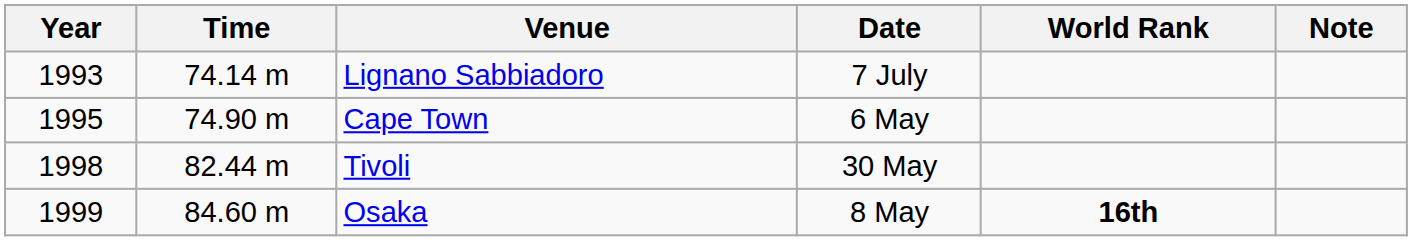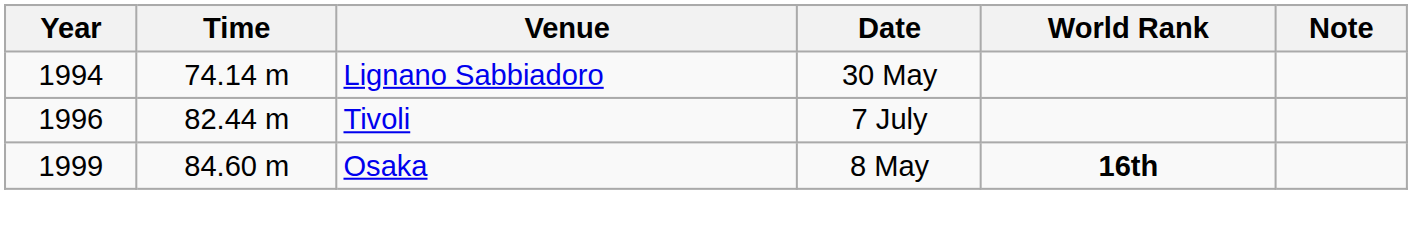(71, 74) 1993 -> (71, 74) 1994
(890, 74) 7 July -> (890, 74) 30 May
- row: (416, 120)
(71, 166) 1998 -> (71, 120) 1996
(890, 166) 30 May -> (890, 120) 7 July
